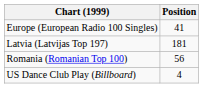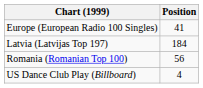(179, 43) 181 -> (179, 43) 184
